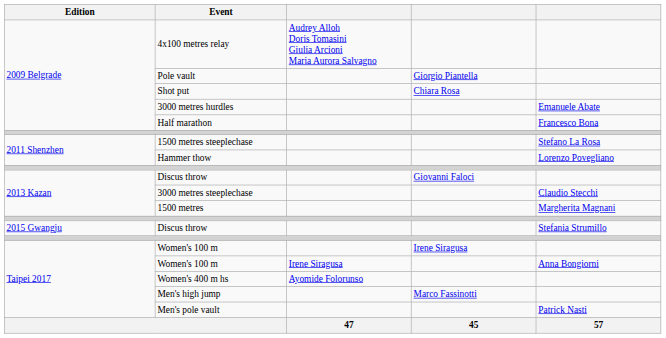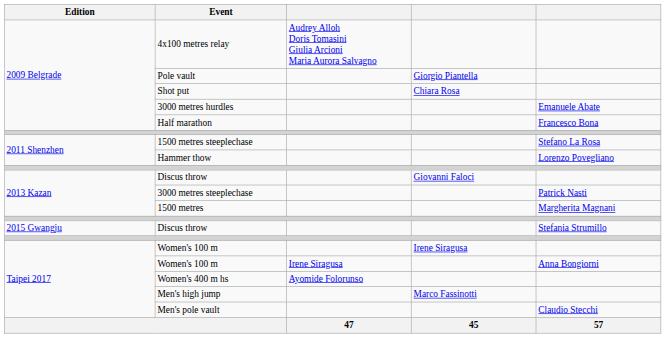(568, 193) Claudio Stecchi -> (563, 193) Patrick Nasti
(563, 310) Patrick Nasti -> (568, 310) Claudio Stecchi
